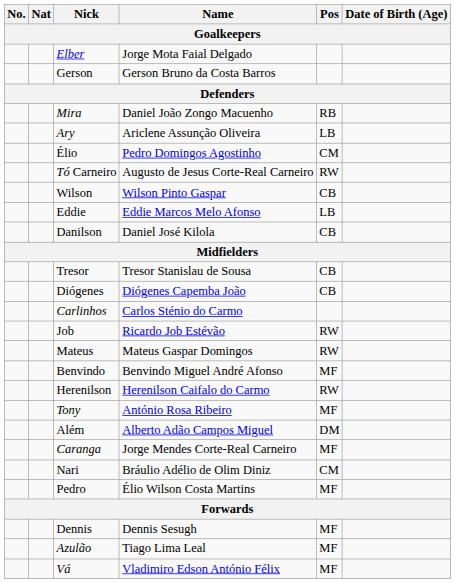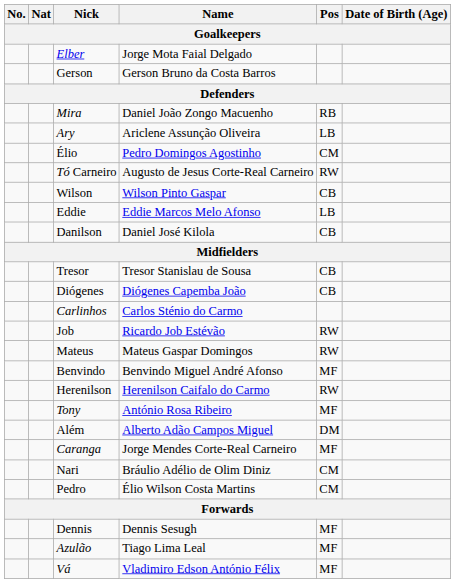(328, 489) MF -> (329, 489) CM
